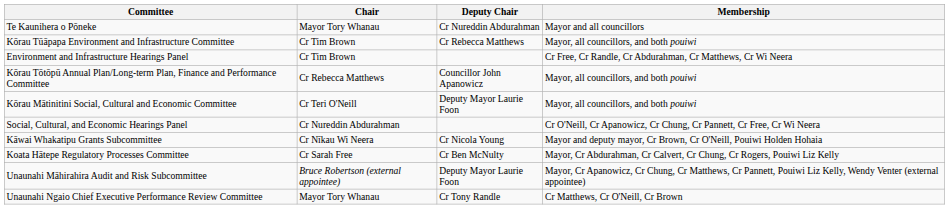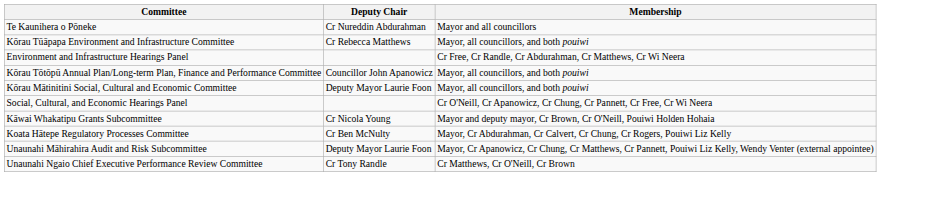- column: (367, 12)
